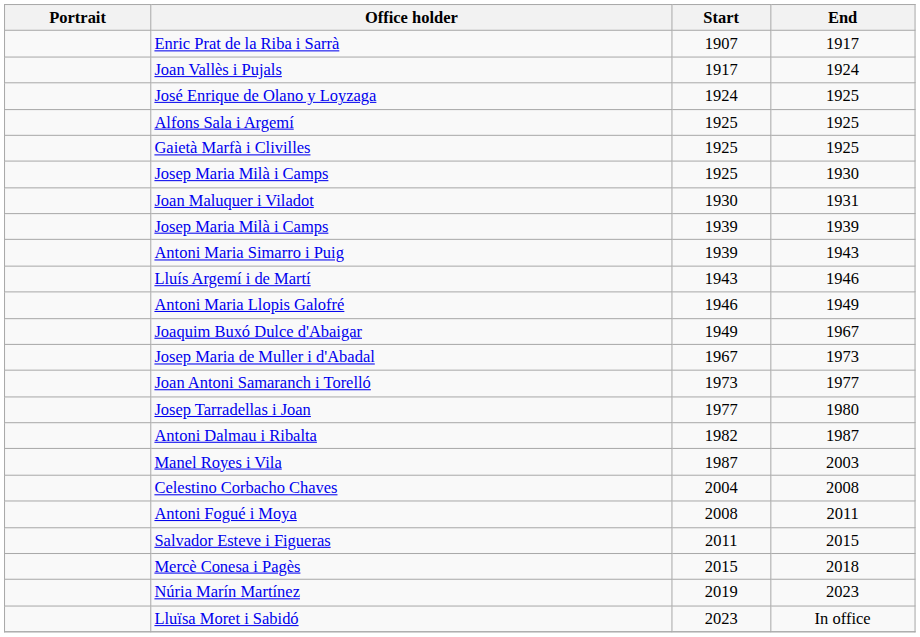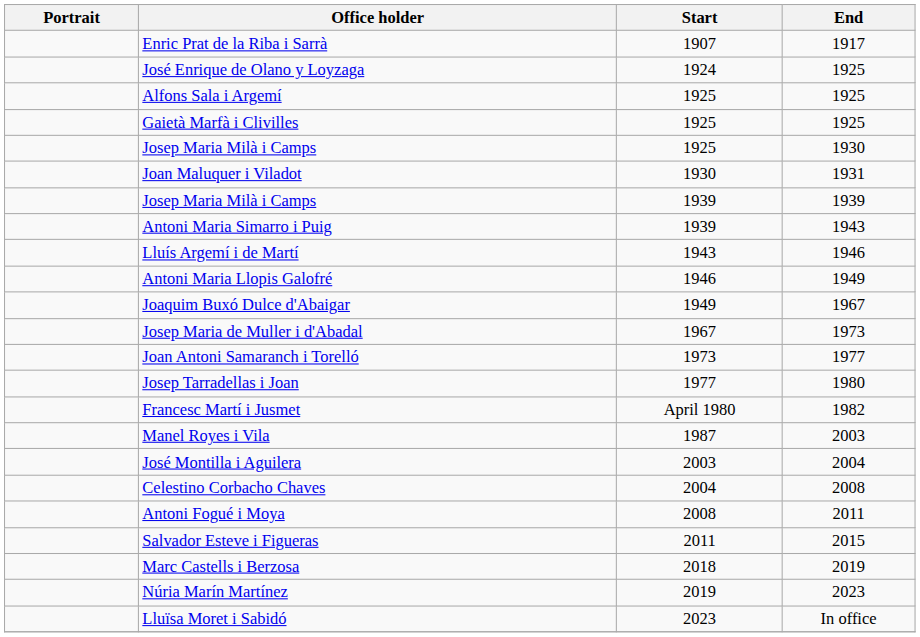- row: (218, 69)
+ row: (221, 409)
- row: (236, 435)
+ row: (222, 461)
- row: (227, 566)
+ row: (221, 566)
